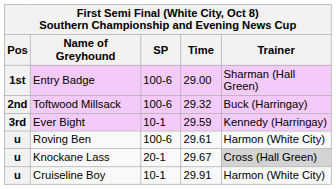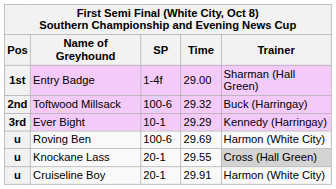(158, 80) 100-6 -> (153, 80) 1-4f
(197, 122) 29.59 -> (197, 122) 29.29
(197, 139) 29.61 -> (197, 139) 29.69
(197, 157) 29.67 -> (197, 157) 29.55
(154, 175) 10-1 -> (154, 175) 20-1
